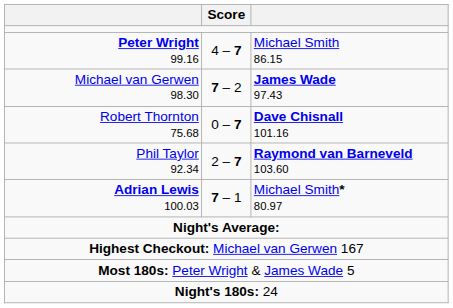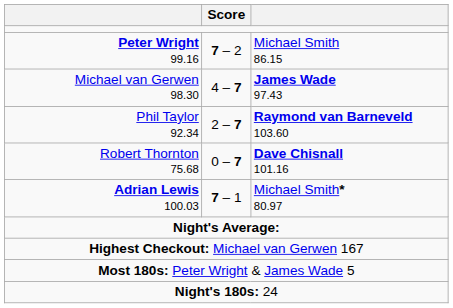(226, 50) 4 – 7 -> (226, 50) 7 – 2
(226, 87) 7 – 2 -> (226, 87) 4 – 7
rows swapped: (168, 161) <-> (149, 124)
